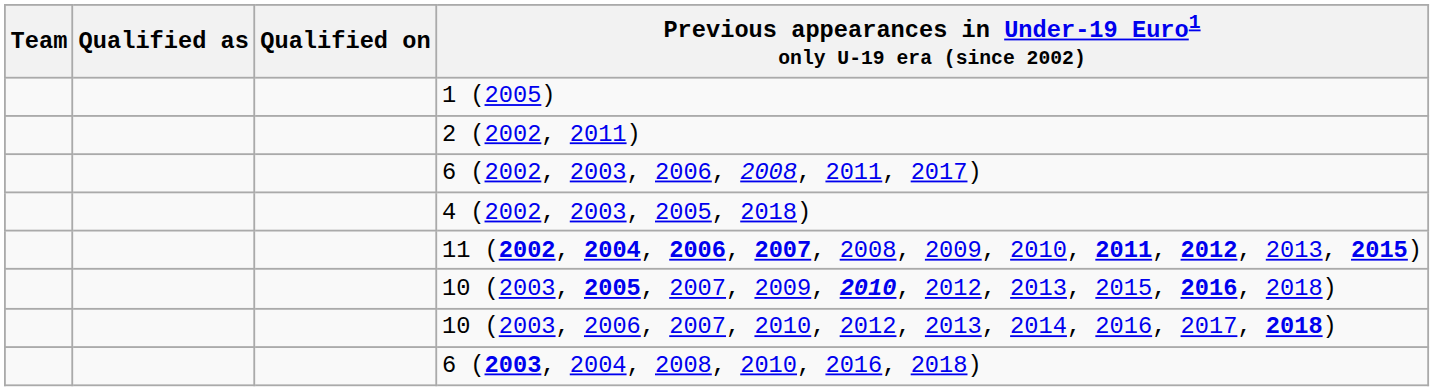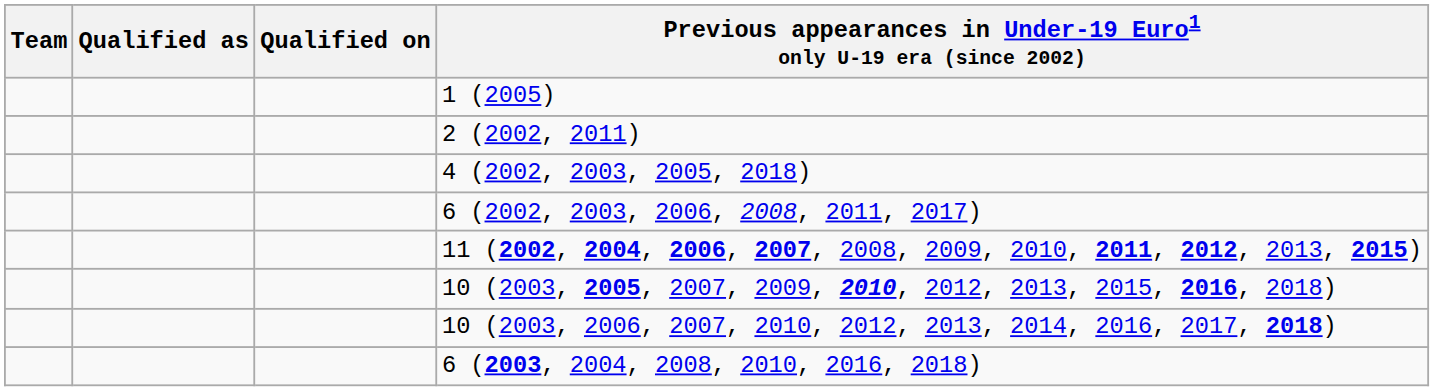rows swapped: (712, 173) <-> (627, 212)
